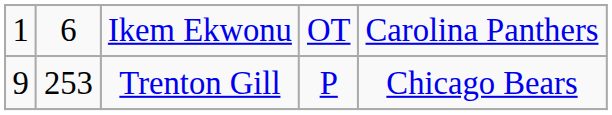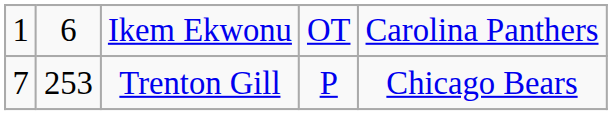(21, 82) 9 -> (21, 82) 7
